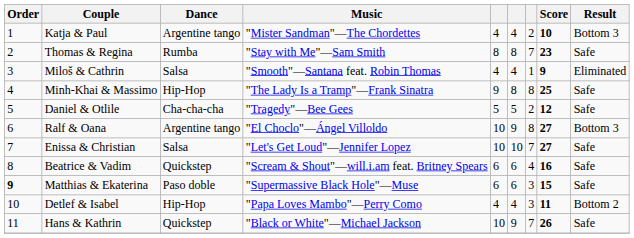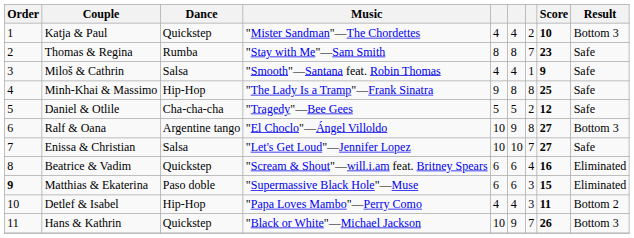(202, 33) Argentine tango -> (187, 33) Quickstep
(600, 71) Eliminated -> (584, 71) Safe
(584, 166) Safe -> (600, 166) Eliminated
(584, 185) Safe -> (600, 185) Eliminated
(584, 223) Safe -> (596, 223) Bottom 3
